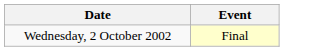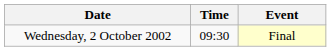+ column: (214, 14)
